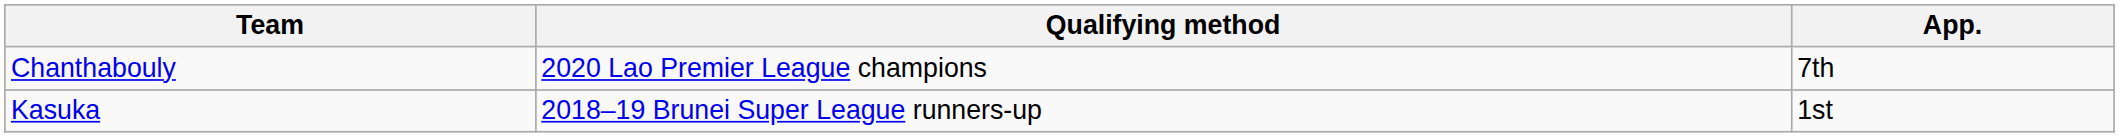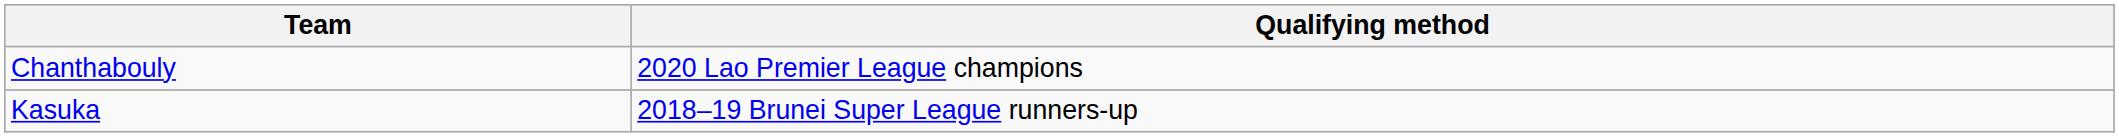- column: (1953, 25)
